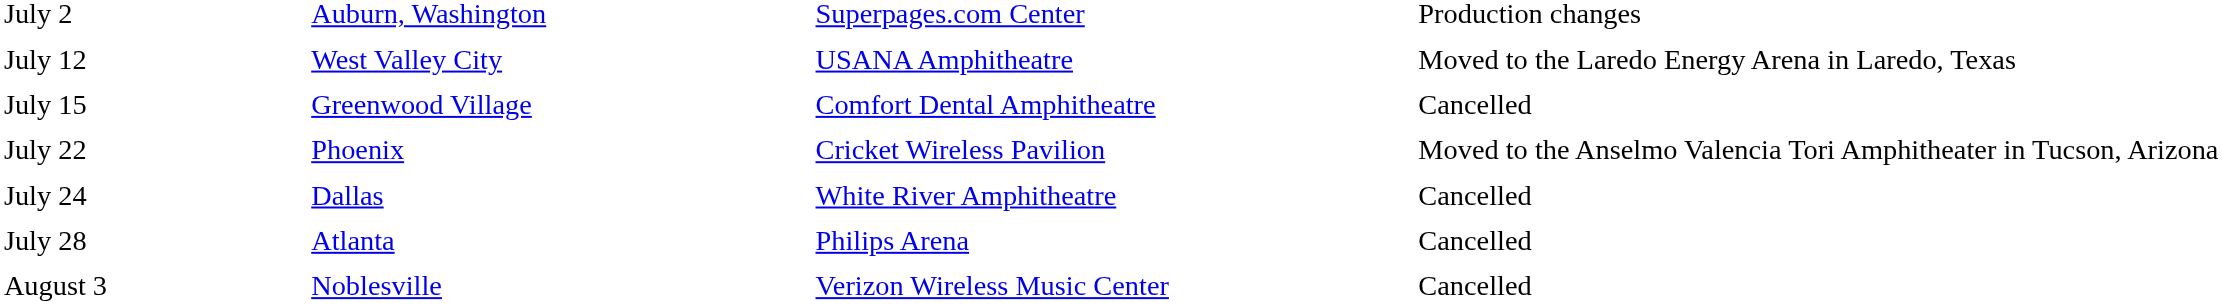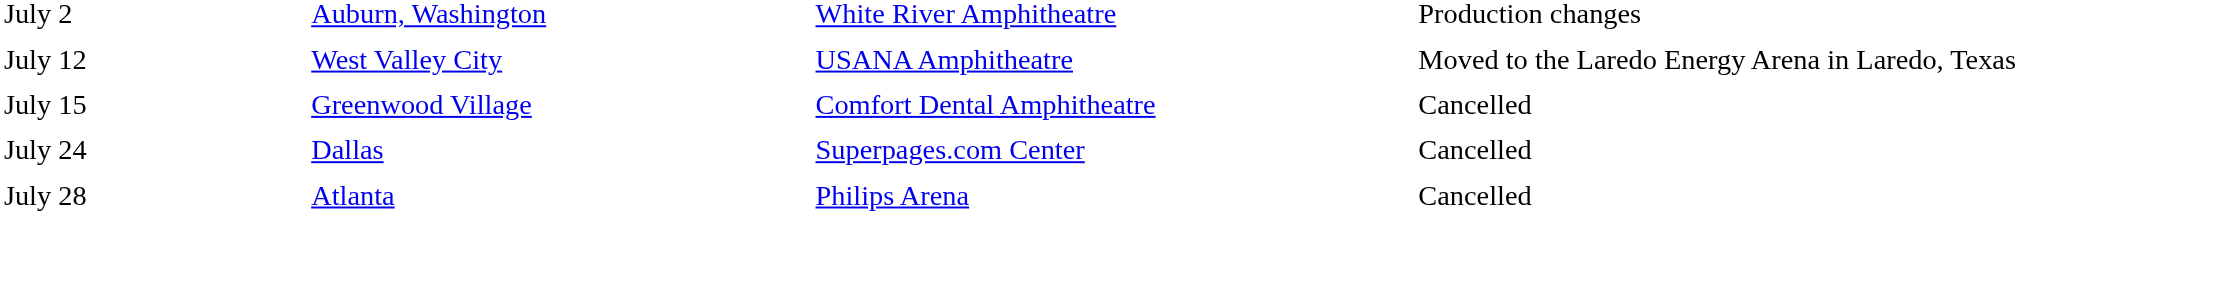(950, 13) Superpages.com Center -> (966, 13) White River Amphitheatre
- row: (45, 149)
(966, 195) White River Amphitheatre -> (950, 149) Superpages.com Center
- row: (55, 285)
